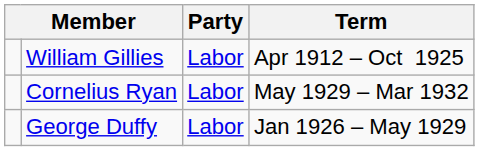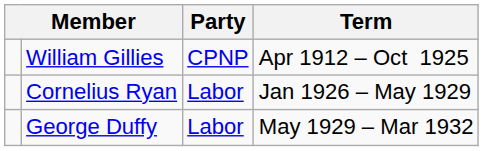(215, 57) Labor -> (218, 57) CPNP
(361, 92) May 1929 – Mar 1932 -> (365, 92) Jan 1926 – May 1929
(360, 127) Jan 1926 – May 1929 -> (366, 127) May 1929 – Mar 1932
